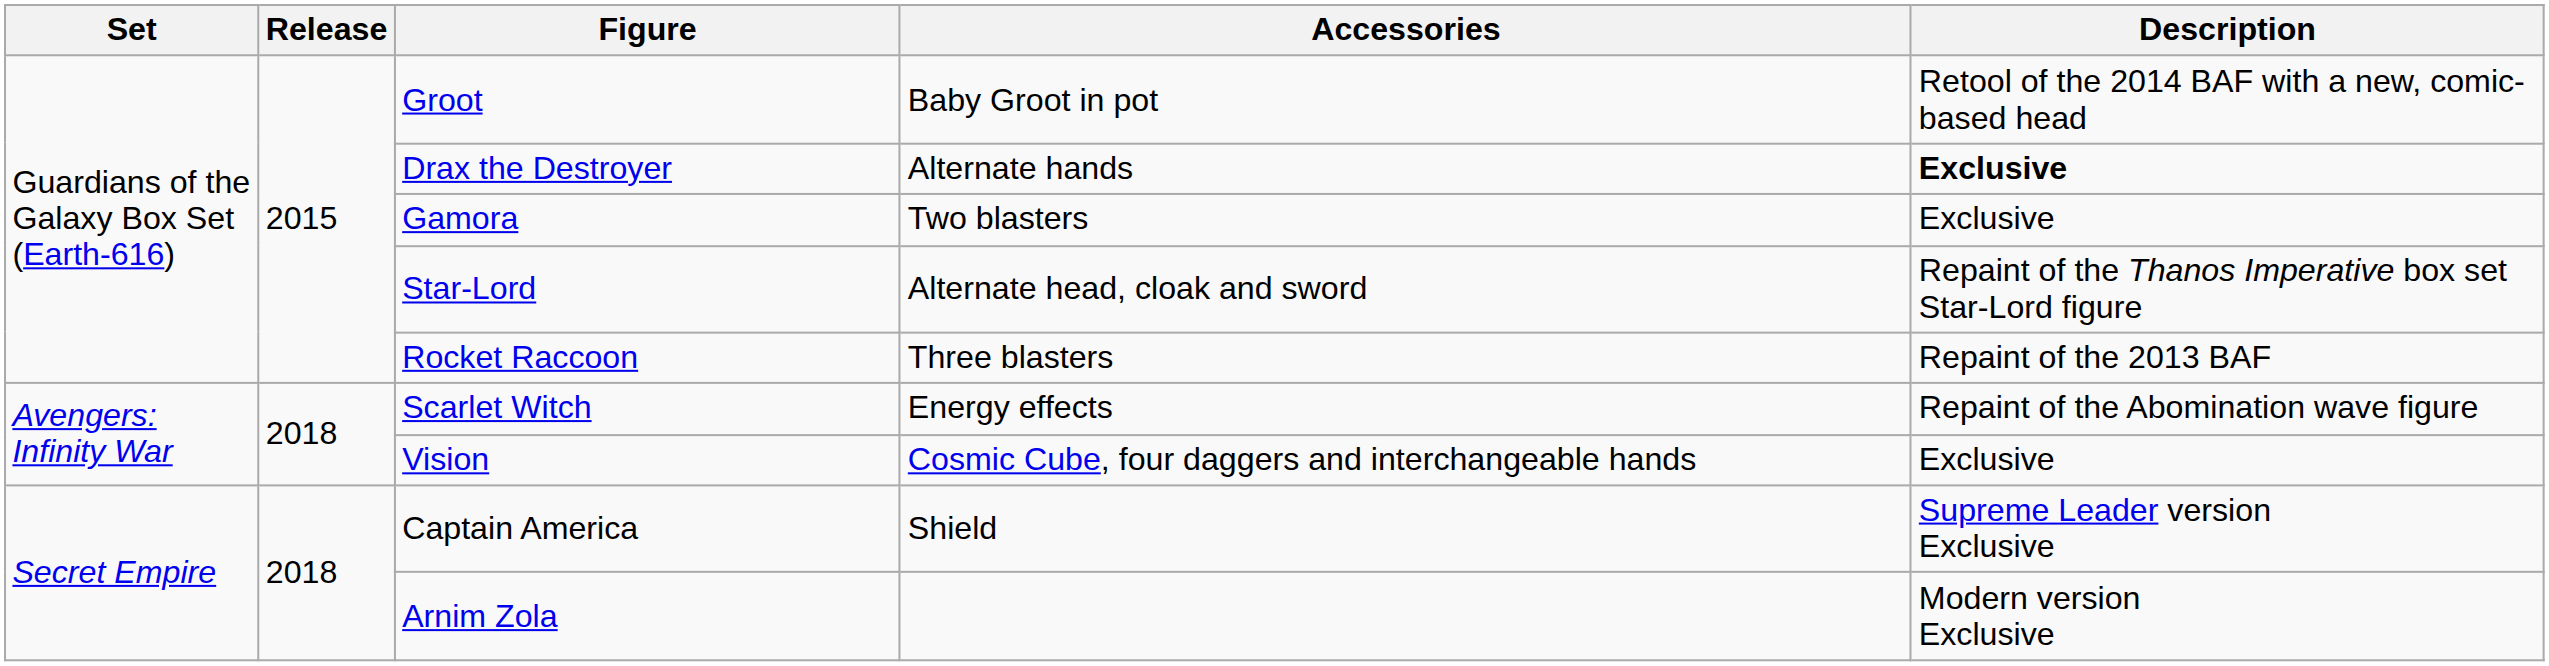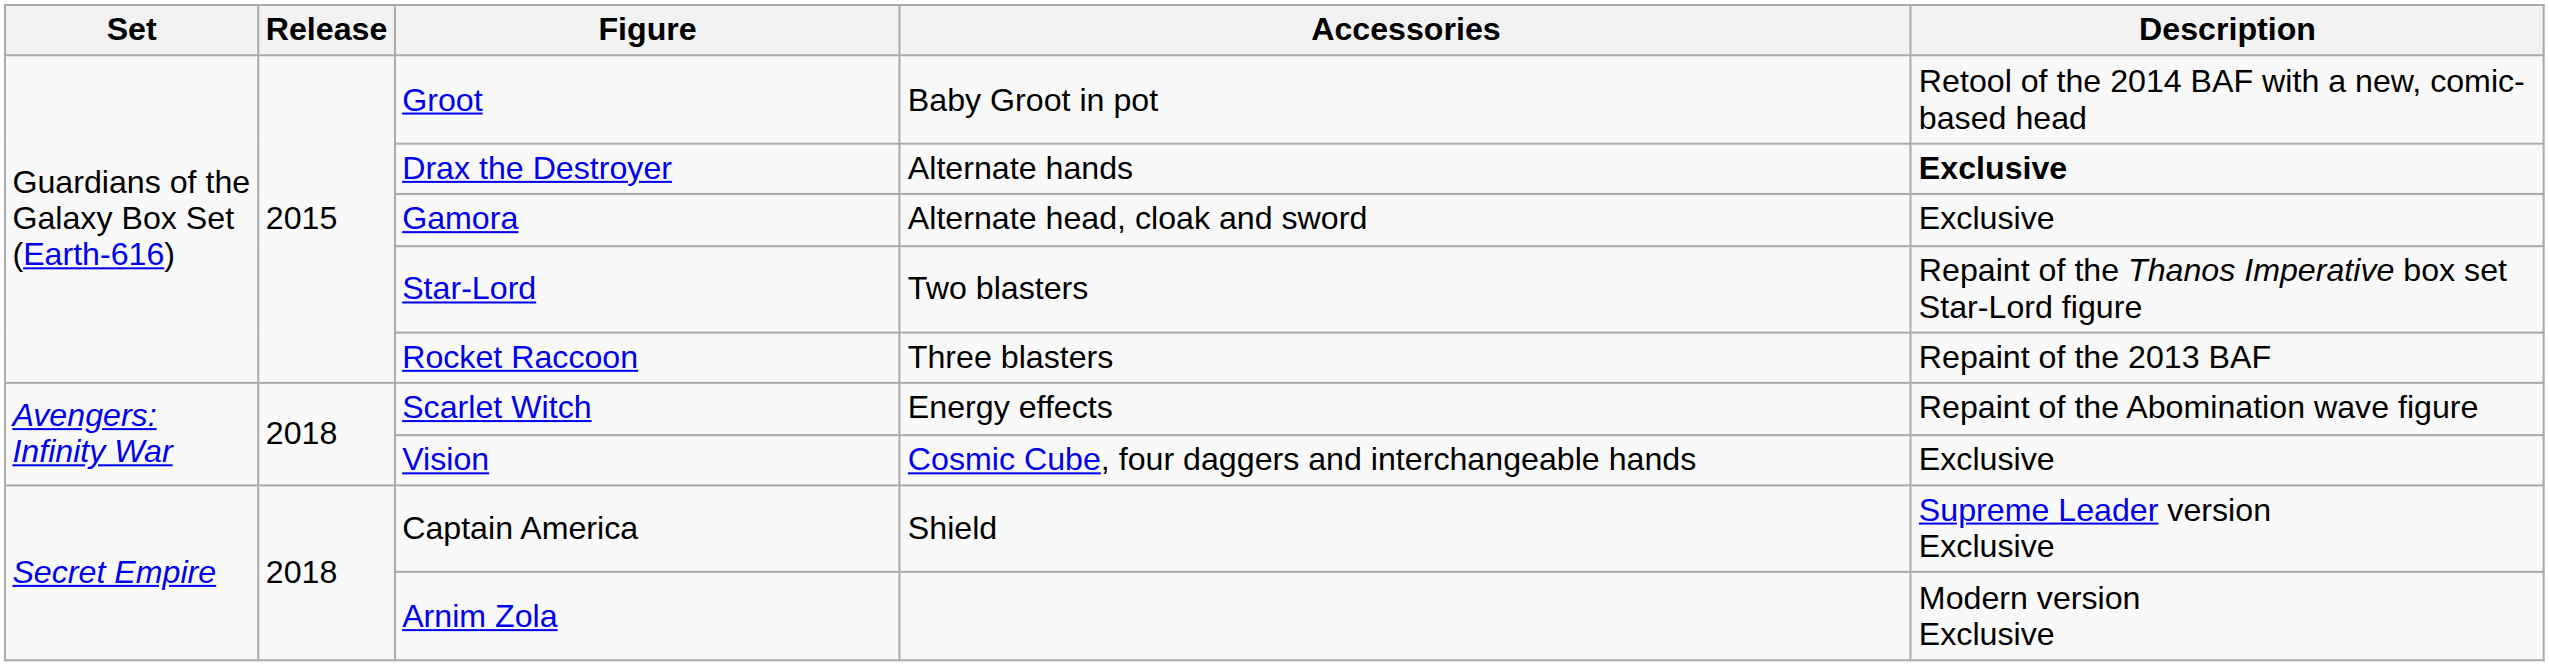(998, 219) Two blasters -> (1138, 219) Alternate head, cloak and sword
(1138, 288) Alternate head, cloak and sword -> (998, 288) Two blasters
